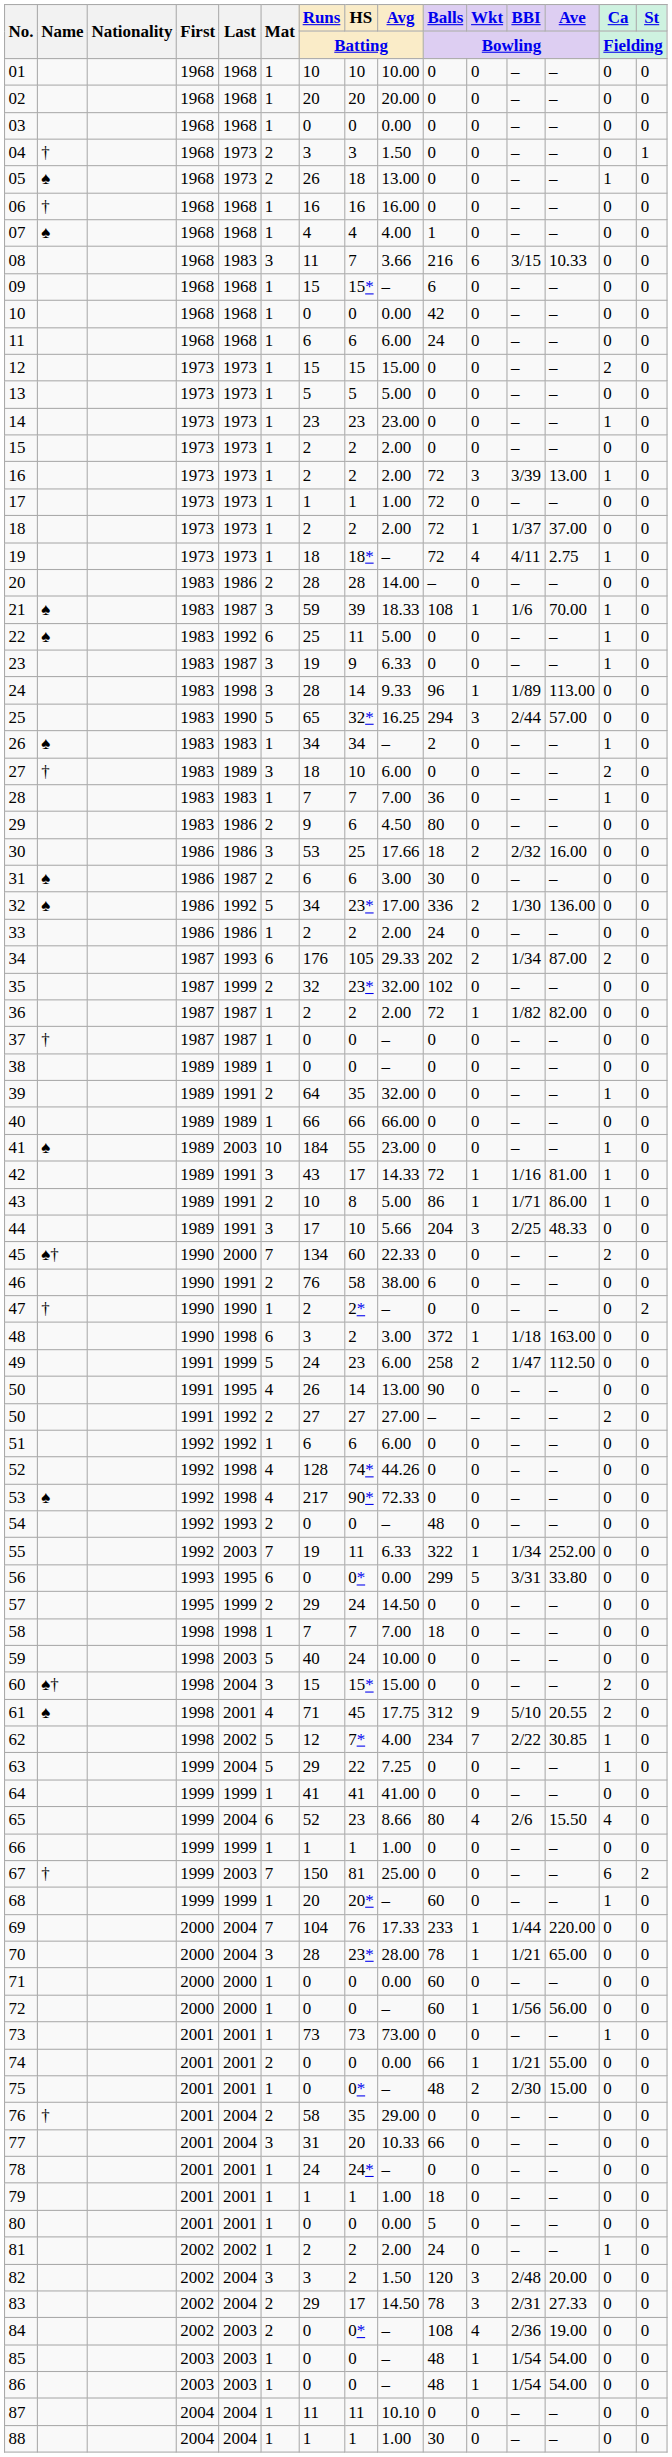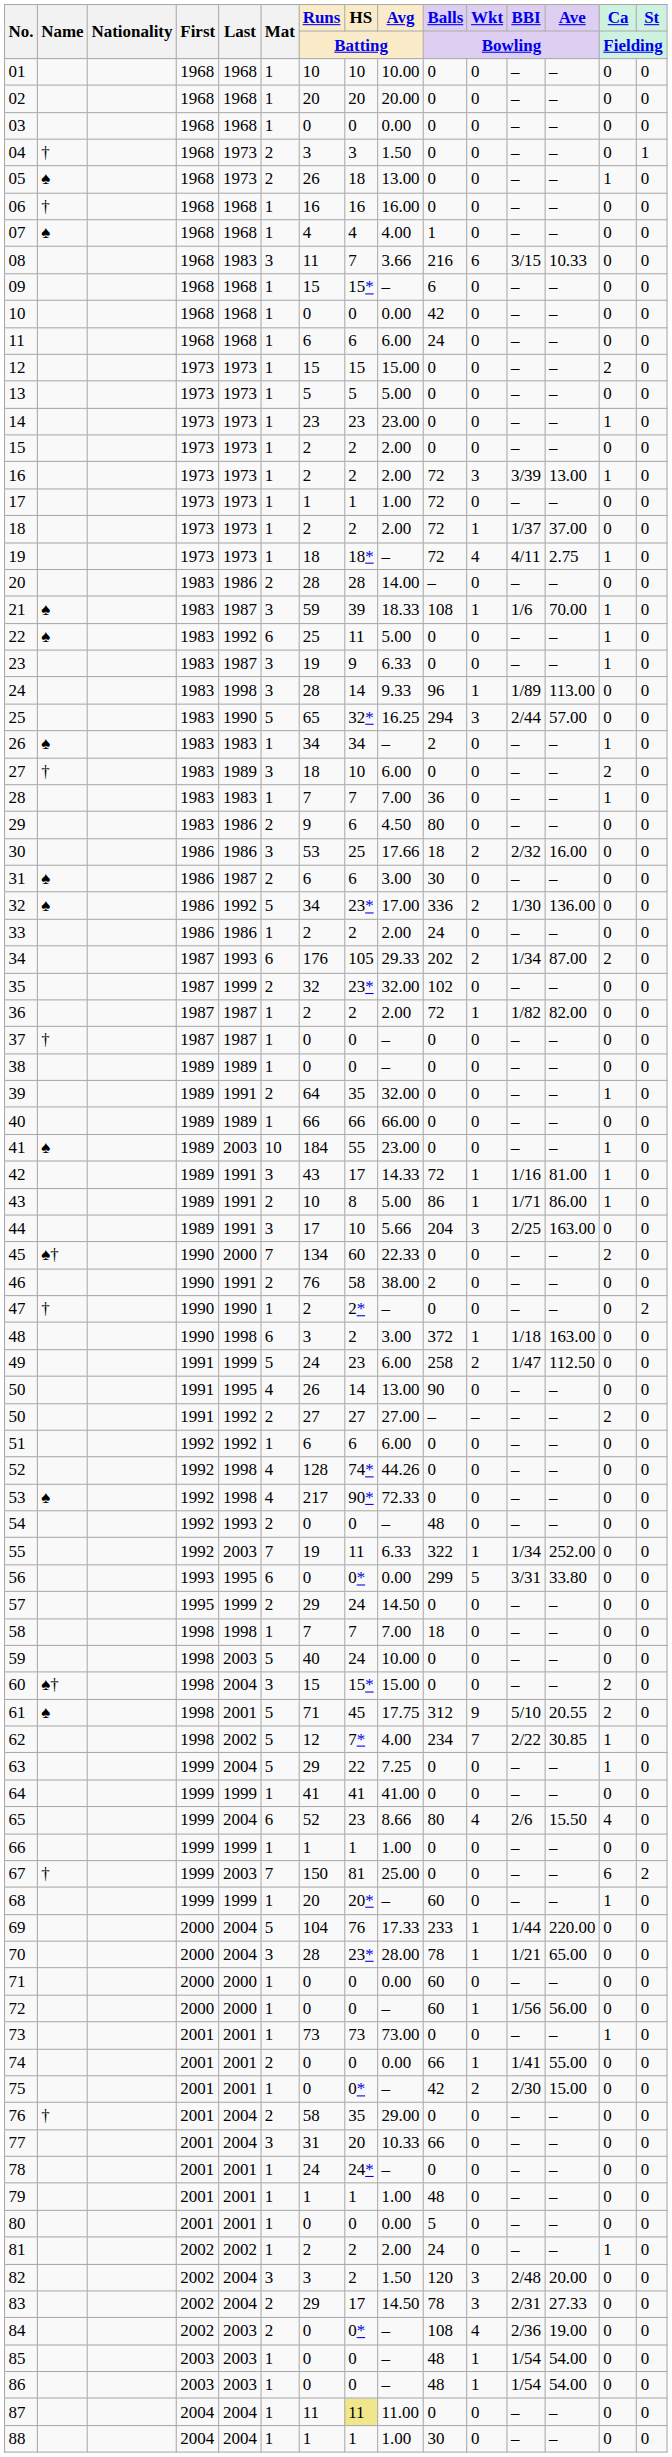(568, 1228) 48.33 -> (572, 1228) 163.00
(432, 1282) 6 -> (432, 1282) 2
(269, 1712) 4 -> (269, 1712) 5
(269, 1927) 7 -> (269, 1927) 5
(526, 2062) 1/21 -> (526, 2062) 1/41
(436, 2089) 48 -> (436, 2089) 42
(436, 2196) 18 -> (436, 2196) 48
(356, 2411) no background -> (356, 2411) khaki background
(401, 2411) 10.10 -> (400, 2411) 11.00
